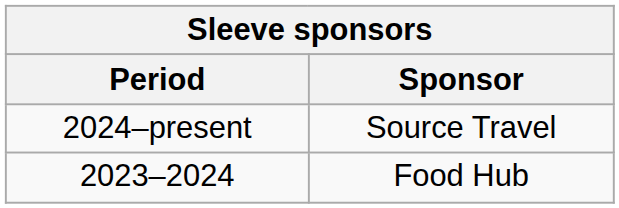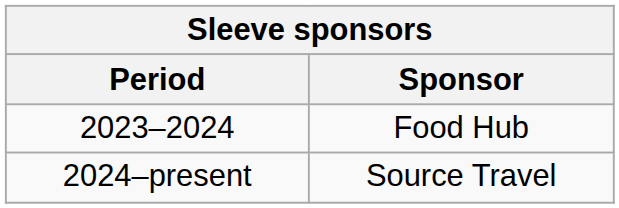rows swapped: (157, 176) <-> (157, 127)
